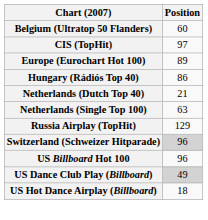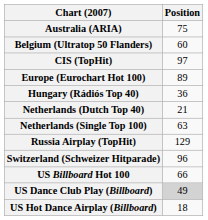+ row: (83, 28)
(182, 77) 86 -> (182, 93) 36
(182, 142) lightgrey background -> (182, 158) no background
(182, 158) 96 -> (182, 175) 66
